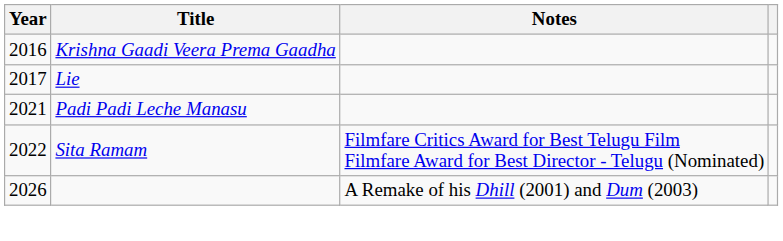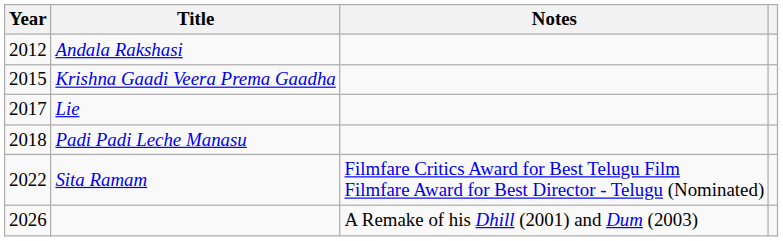+ row: (119, 49)
(28, 49) 2016 -> (28, 79) 2015
(28, 109) 2021 -> (28, 139) 2018
